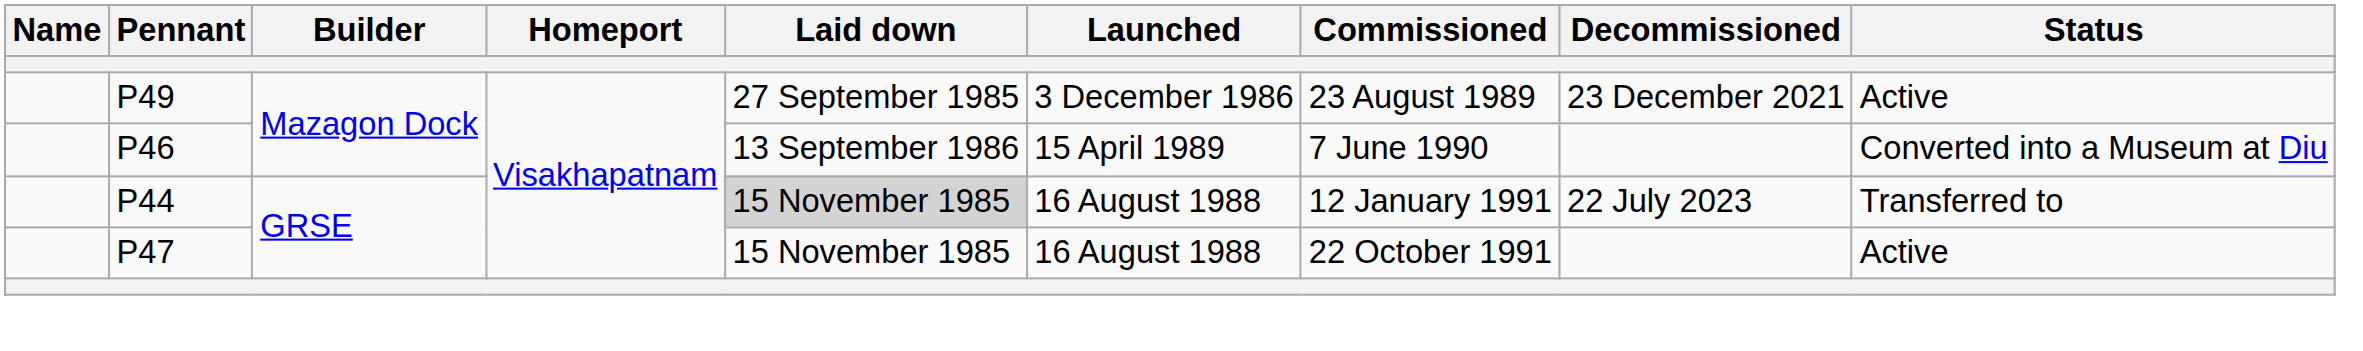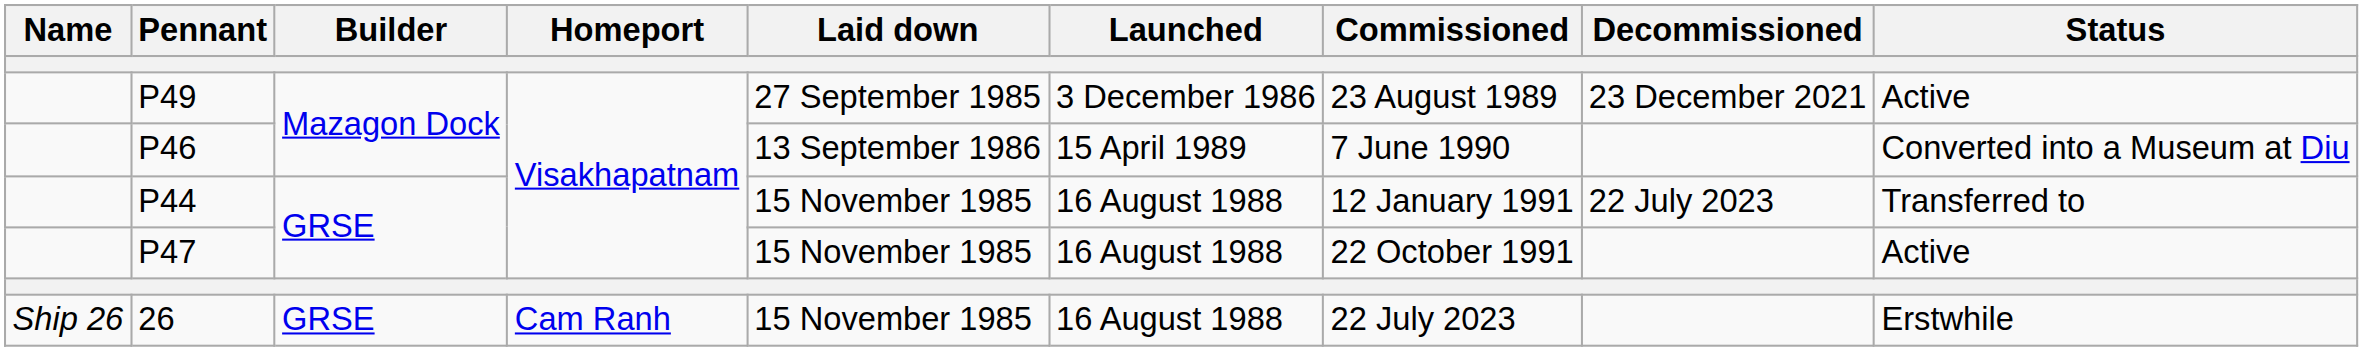(871, 200) lightgrey background -> (893, 200) no background
+ row: (156, 319)
